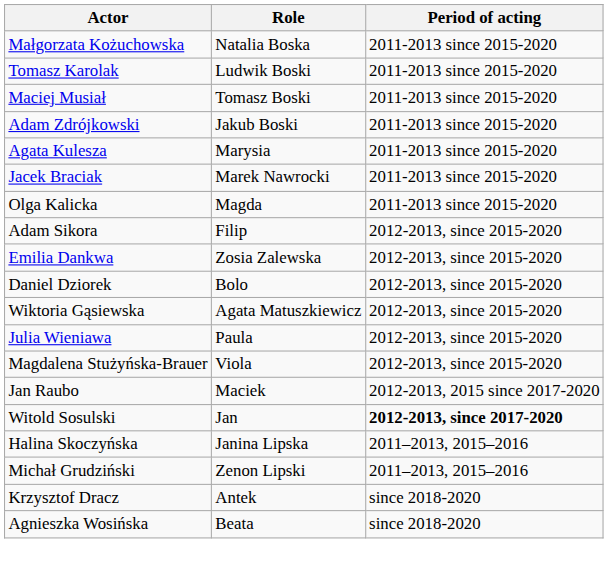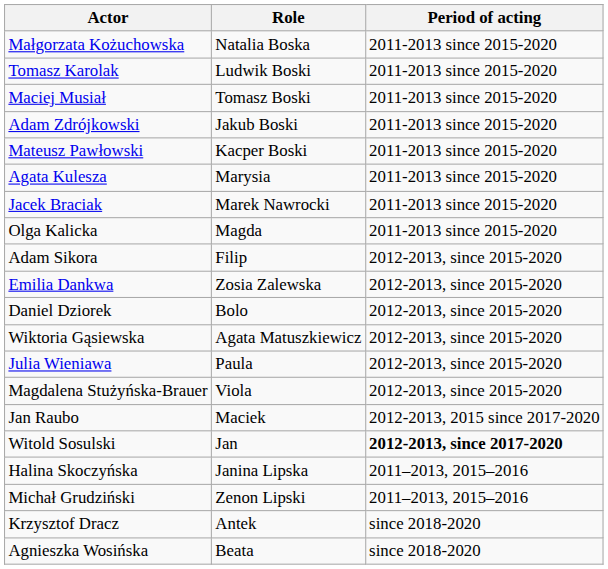+ row: (76, 151)
